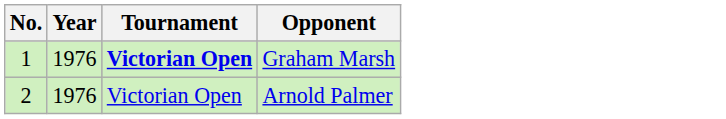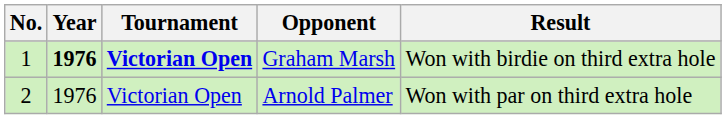+ column: (560, 22)
(75, 59) normal -> (75, 59) bold
